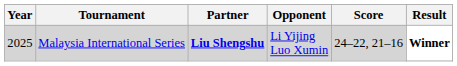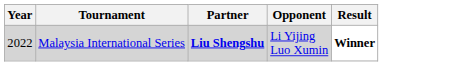- column: (369, 15)
(20, 43) 2025 -> (20, 43) 2022
